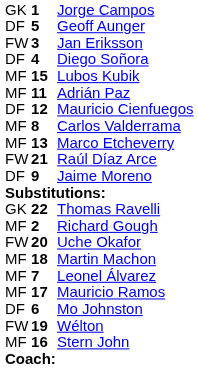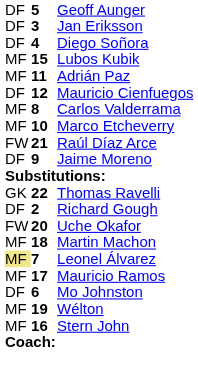- row: (106, 9)
(17, 43) FW -> (15, 26) DF
(39, 142) 13 -> (39, 126) 10
(16, 226) MF -> (15, 209) DF
(16, 276) no background -> (16, 259) khaki background
(17, 325) FW -> (16, 309) MF
